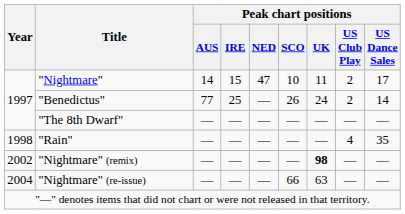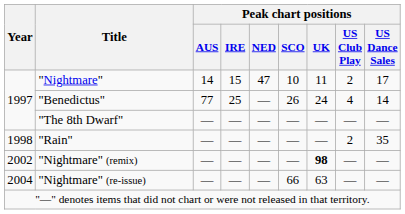(350, 100) 2 -> (350, 100) 4
(350, 140) 4 -> (350, 140) 2
